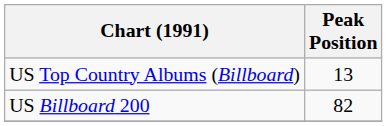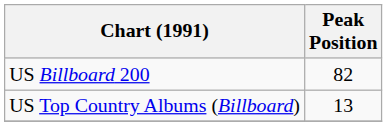rows swapped: (155, 74) <-> (79, 105)
